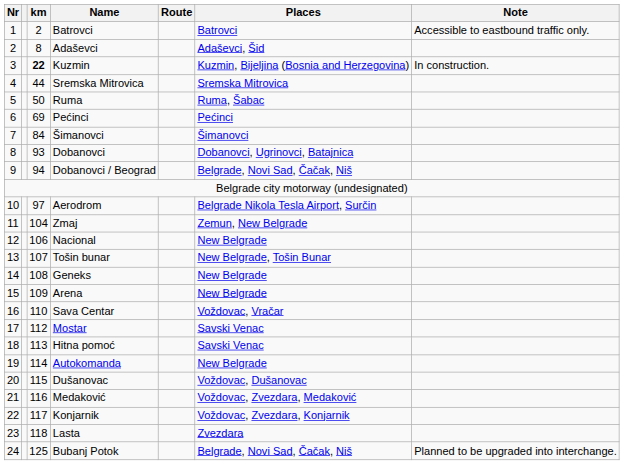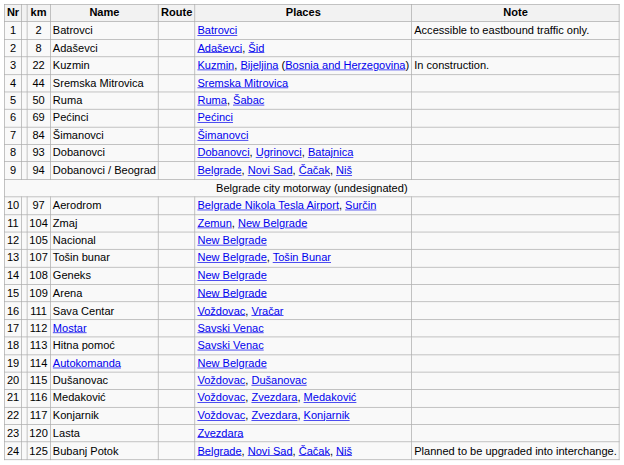(39, 65) bold -> (39, 65) normal
(39, 240) 106 -> (39, 240) 105
(39, 310) 110 -> (39, 310) 111
(39, 433) 118 -> (39, 433) 120
